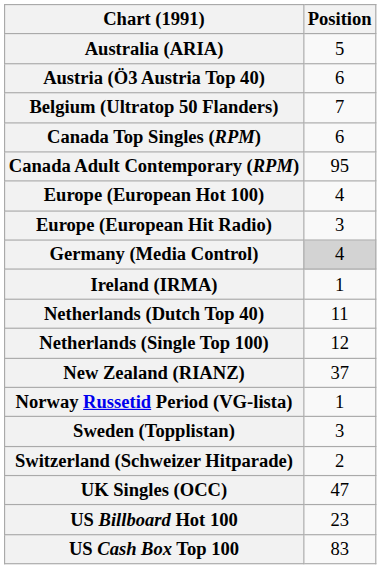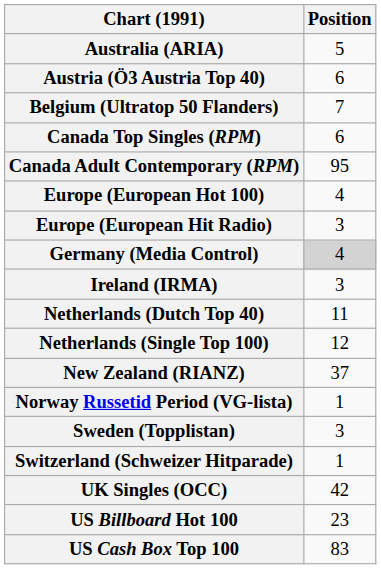(340, 284) 1 -> (340, 284) 3
(340, 460) 2 -> (340, 460) 1
(340, 490) 47 -> (340, 490) 42
